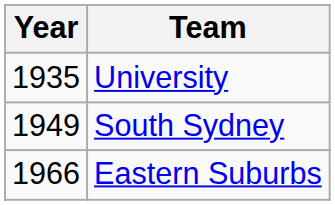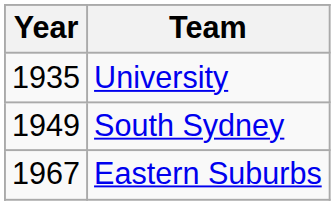(46, 174) 1966 -> (46, 174) 1967
